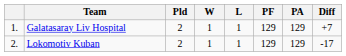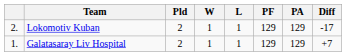rows swapped: (76, 28) <-> (63, 43)
